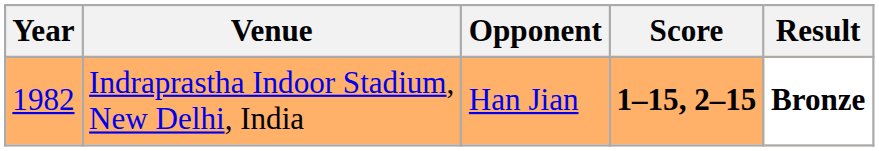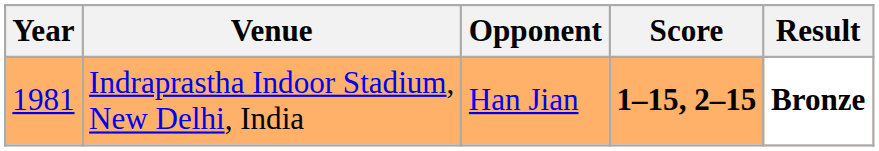(43, 100) 1982 -> (43, 100) 1981
